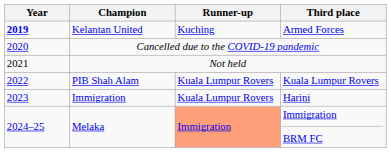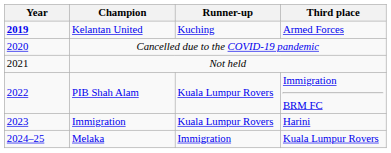(331, 81) Kuala Lumpur Rovers -> (333, 93) Immigration BRM FC
(204, 127) lightsalmon background -> (204, 139) no background
(333, 127) Immigration BRM FC -> (331, 139) Kuala Lumpur Rovers
